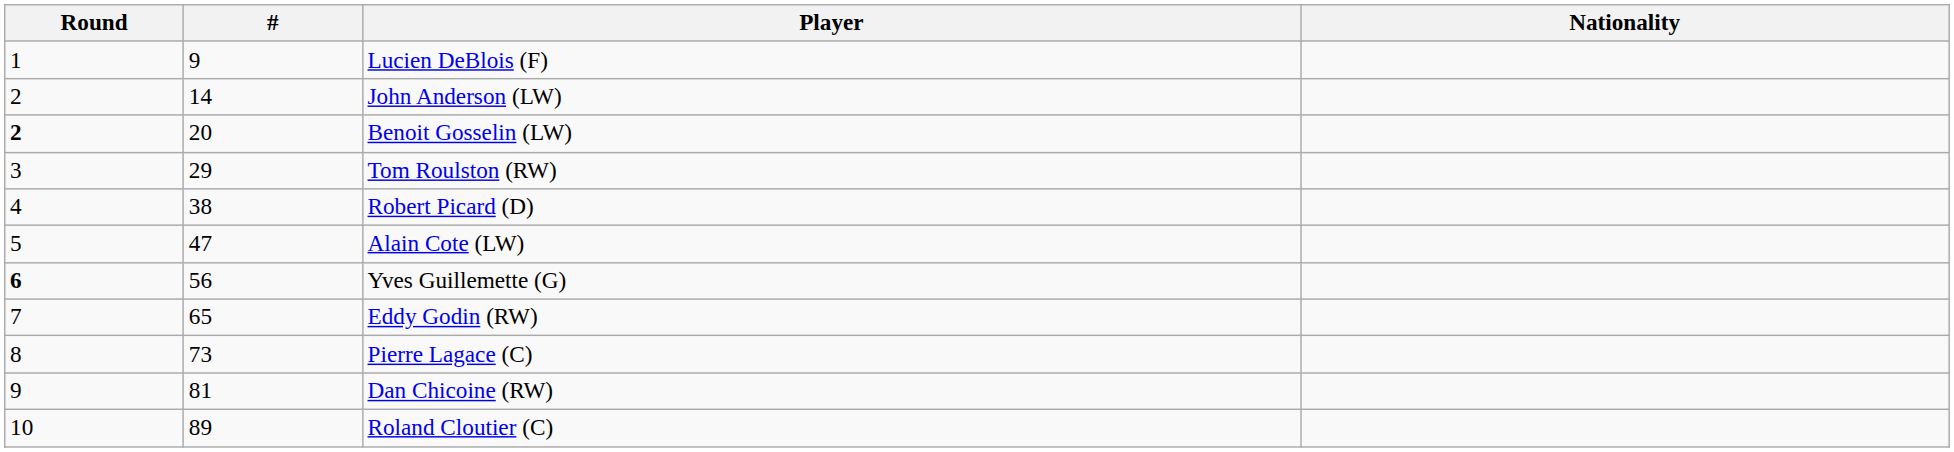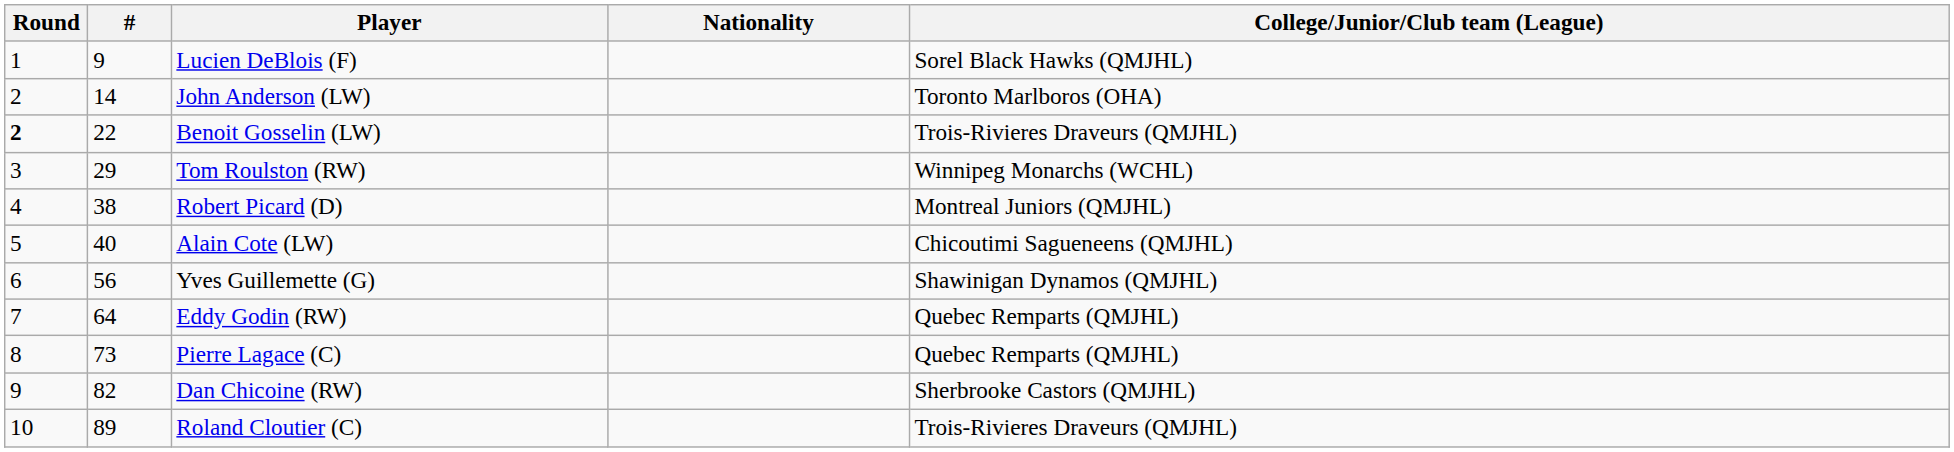+ column: (1429, 22)
(200, 133) 20 -> (105, 133) 22
(200, 243) 47 -> (105, 243) 40
(16, 280) bold -> (16, 280) normal
(200, 317) 65 -> (105, 317) 64
(200, 390) 81 -> (105, 390) 82
